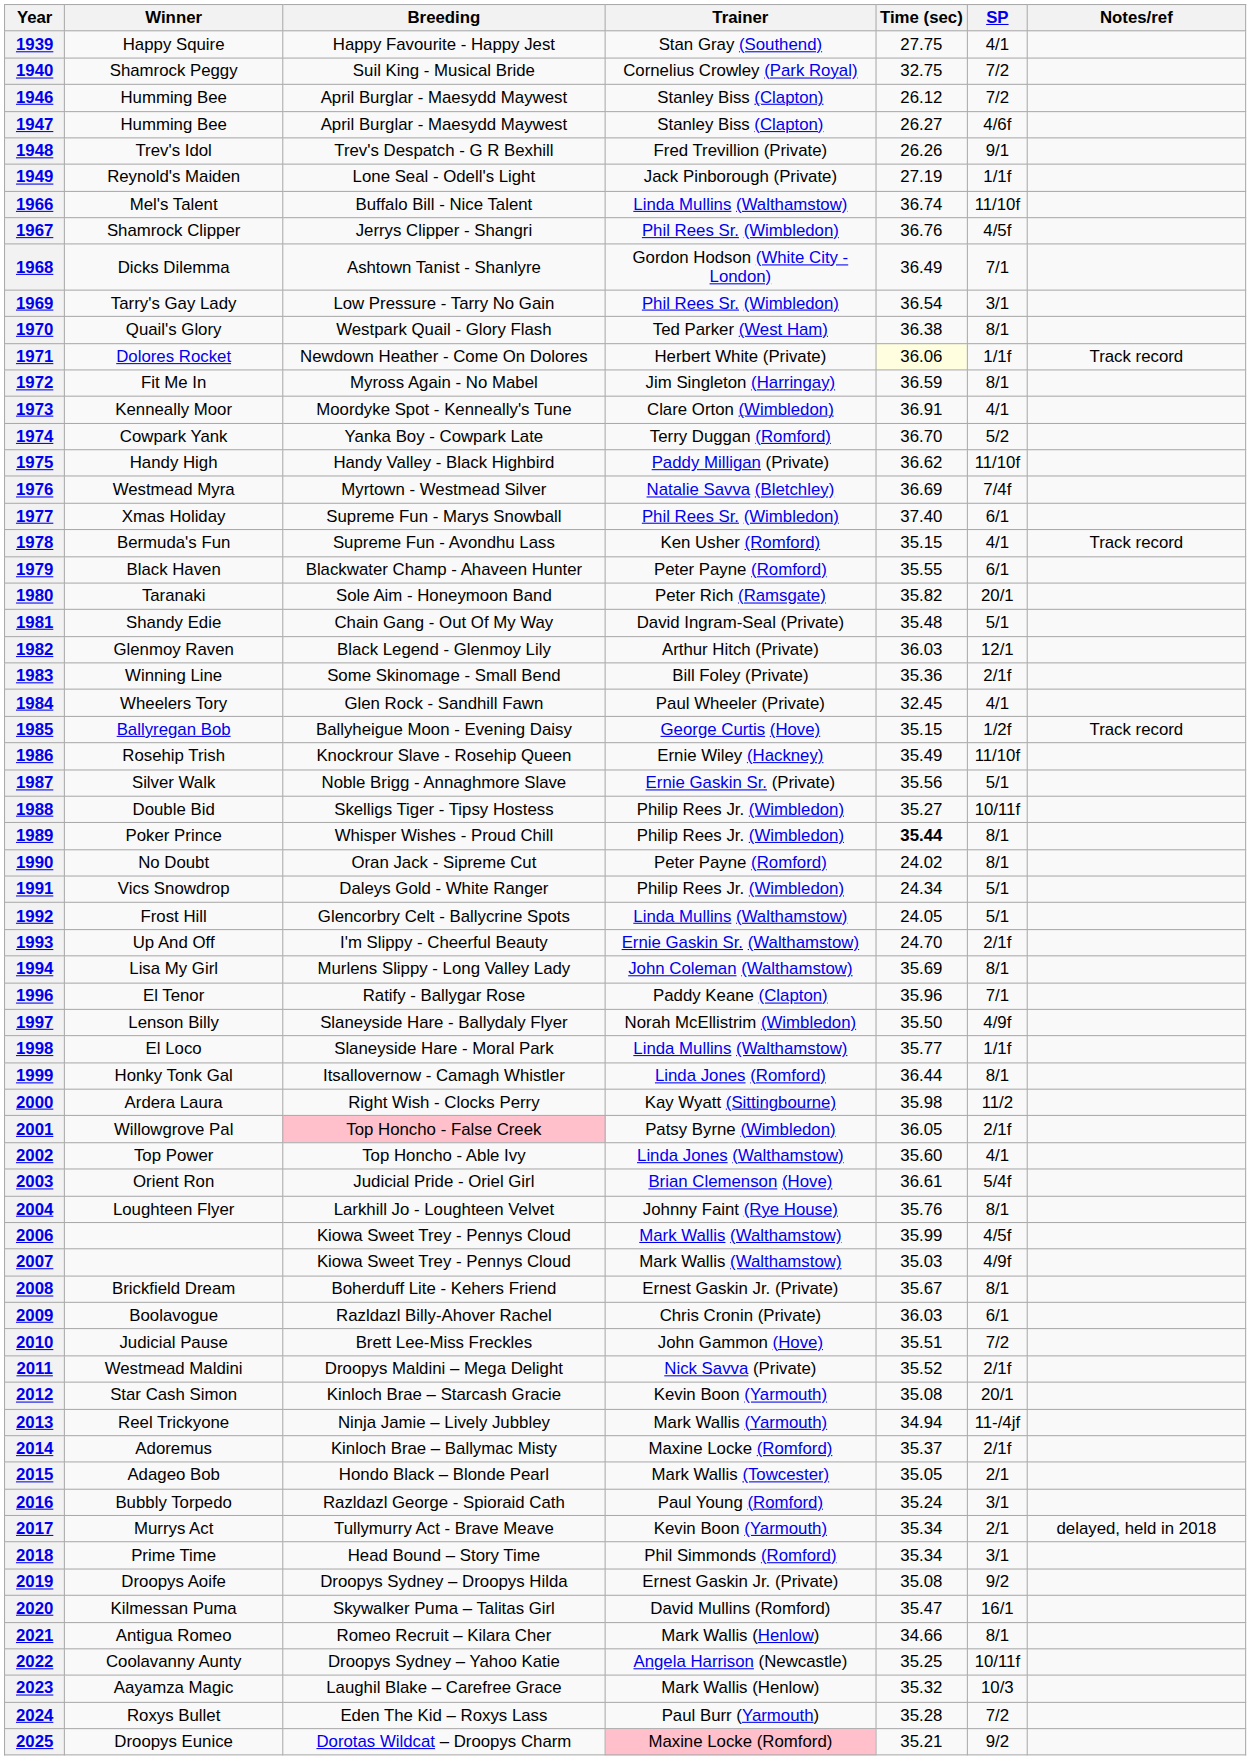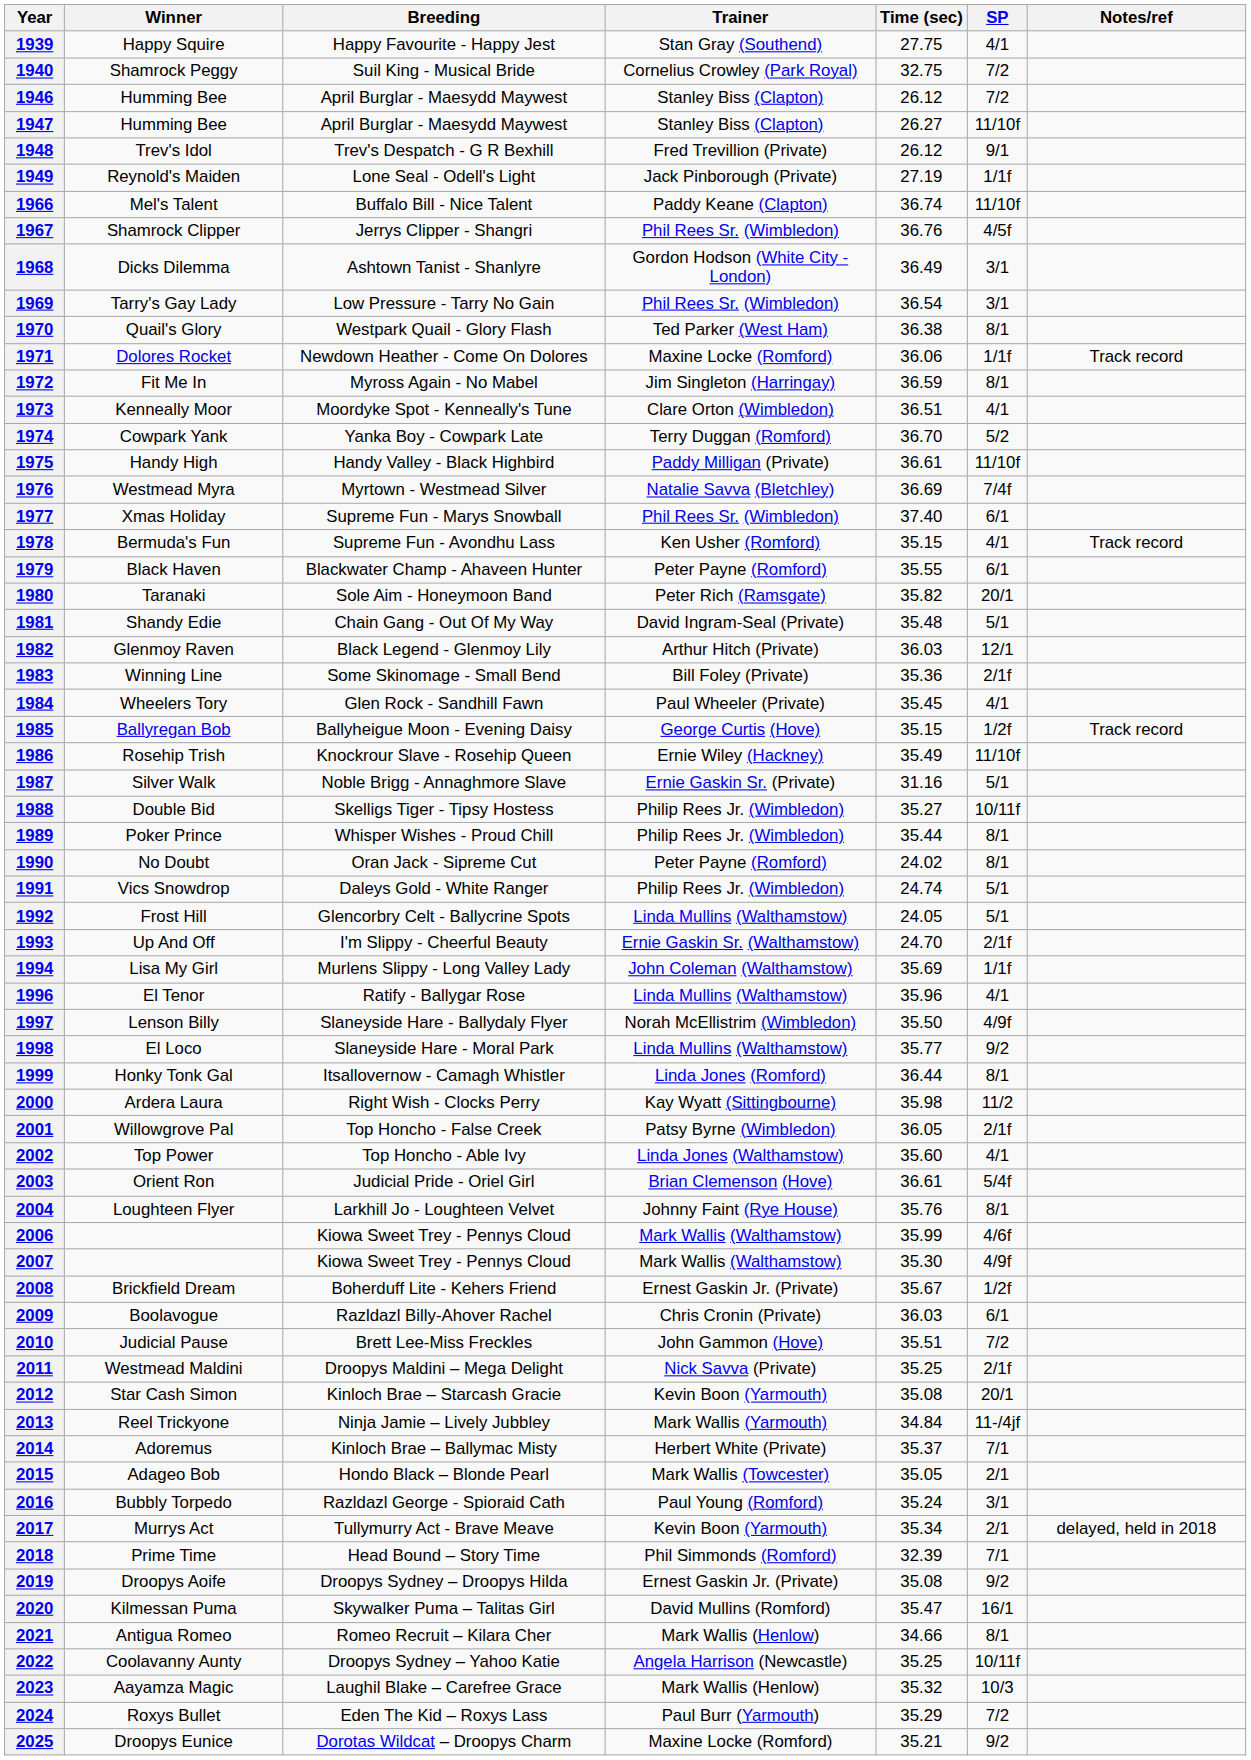(997, 124) 4/6f -> (997, 124) 11/10f
(921, 151) 26.26 -> (921, 151) 26.12
(740, 204) Linda Mullins (Walthamstow) -> (740, 204) Paddy Keane (Clapton)
(997, 267) 7/1 -> (997, 267) 3/1
(740, 356) Herbert White (Private) -> (740, 356) Maxine Locke (Romford)
(921, 356) lightyellow background -> (921, 356) no background
(921, 409) 36.91 -> (921, 409) 36.51
(921, 463) 36.62 -> (921, 463) 36.61
(921, 702) 32.45 -> (921, 702) 35.45
(921, 782) 35.56 -> (921, 782) 31.16
(921, 836) bold -> (921, 836) normal
(921, 889) 24.34 -> (921, 889) 24.74
(997, 969) 8/1 -> (997, 969) 1/1f
(740, 995) Paddy Keane (Clapton) -> (740, 995) Linda Mullins (Walthamstow)
(997, 995) 7/1 -> (997, 995) 4/1
(997, 1049) 1/1f -> (997, 1049) 9/2
(444, 1129) pink background -> (444, 1129) no background
(997, 1235) 4/5f -> (997, 1235) 4/6f
(921, 1262) 35.03 -> (921, 1262) 35.30
(997, 1288) 8/1 -> (997, 1288) 1/2f
(921, 1368) 35.52 -> (921, 1368) 35.25
(921, 1422) 34.94 -> (921, 1422) 34.84
(740, 1448) Maxine Locke (Romford) -> (740, 1448) Herbert White (Private)
(997, 1448) 2/1f -> (997, 1448) 7/1
(921, 1555) 35.34 -> (921, 1555) 32.39
(997, 1555) 3/1 -> (997, 1555) 7/1
(921, 1715) 35.28 -> (921, 1715) 35.29
(740, 1741) pink background -> (740, 1741) no background
